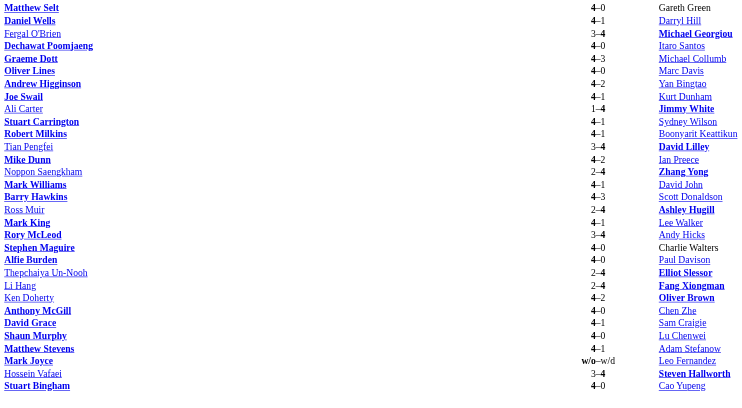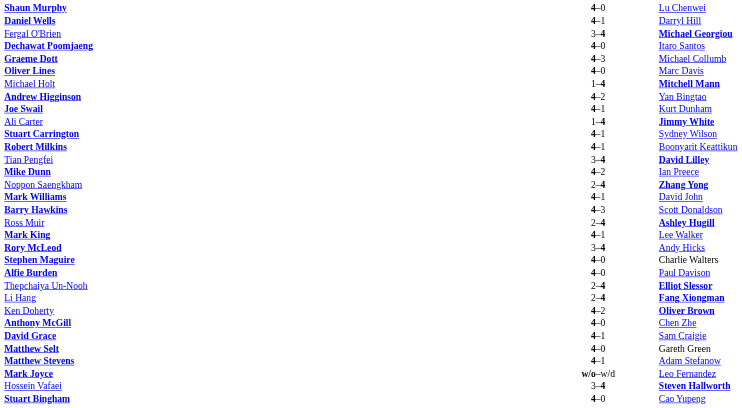rows swapped: (36, 336) <-> (32, 8)
+ row: (30, 84)
